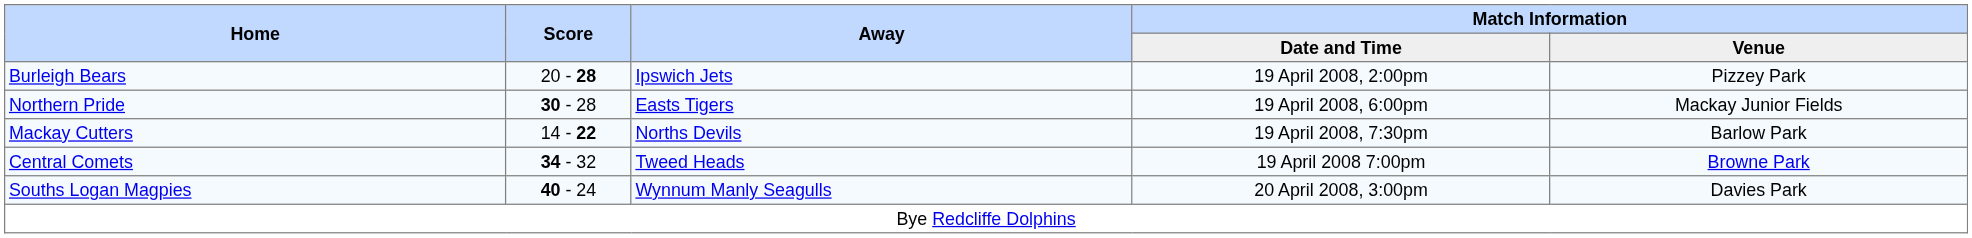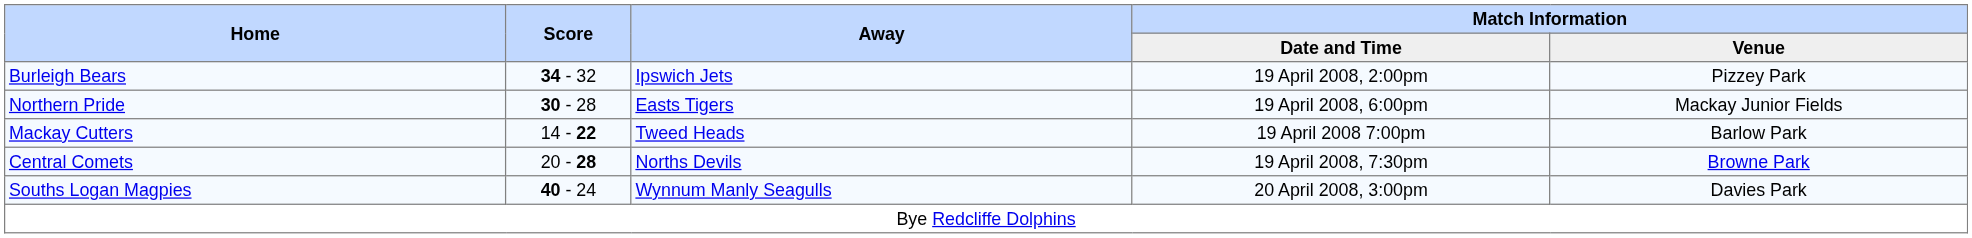(568, 76) 20 - 28 -> (568, 76) 34 - 32
(688, 133) Norths Devils -> (690, 133) Tweed Heads
(1341, 133) 19 April 2008, 7:30pm -> (1341, 133) 19 April 2008 7:00pm
(568, 161) 34 - 32 -> (568, 161) 20 - 28
(690, 161) Tweed Heads -> (688, 161) Norths Devils
(1341, 161) 19 April 2008 7:00pm -> (1341, 161) 19 April 2008, 7:30pm
